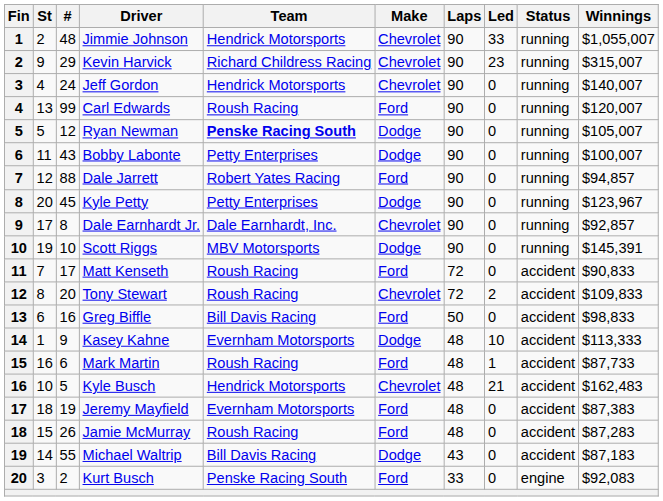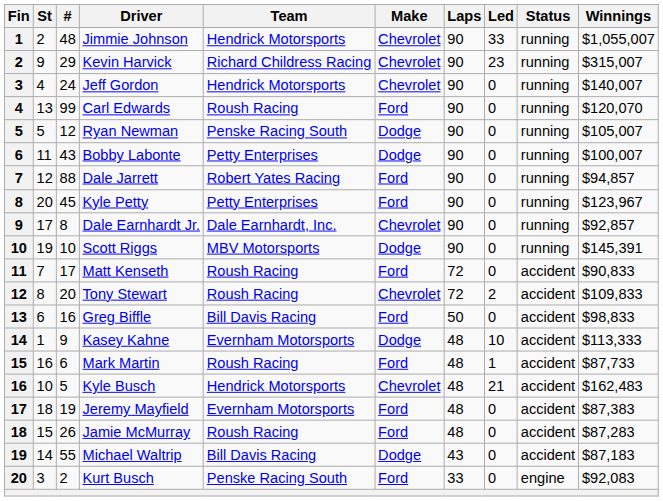(612, 109) $120,007 -> (612, 109) $120,070
(281, 132) bold -> (277, 132) normal
(400, 201) Dodge -> (393, 201) Ford
